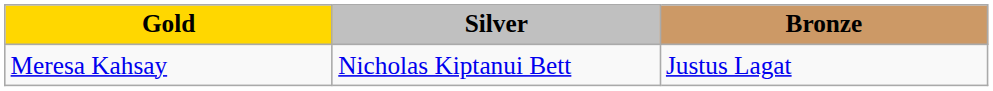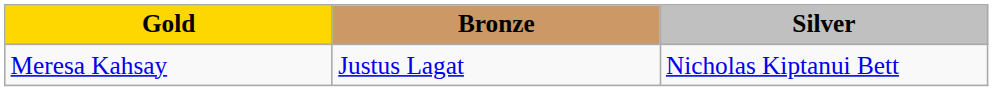columns swapped: (496, 24) <-> (824, 24)
